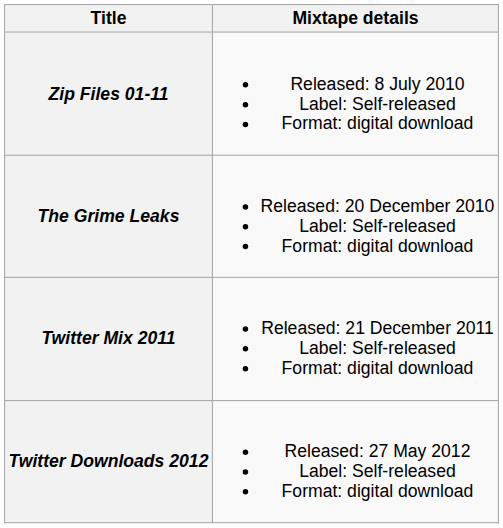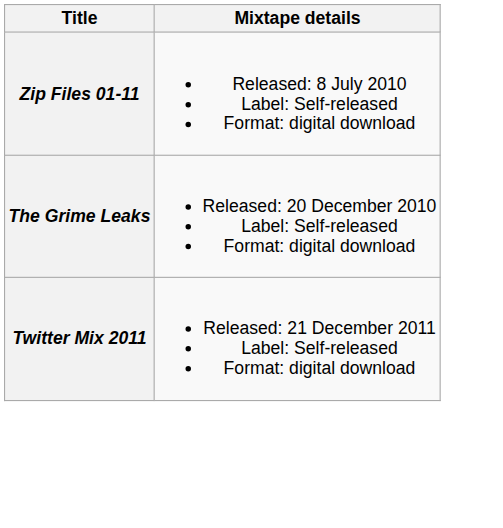- row: (109, 461)
